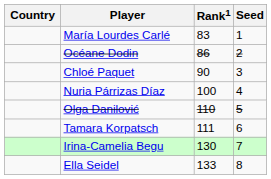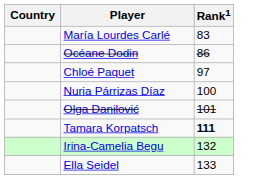- column: (250, 15)
(203, 72) 90 -> (203, 72) 97
(206, 109) 110 -> (206, 109) 101
(206, 128) normal -> (206, 128) bold
(206, 146) 130 -> (206, 146) 132
